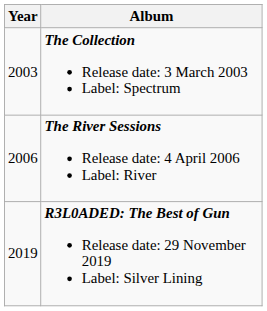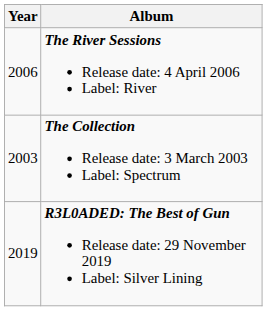rows swapped: (151, 64) <-> (151, 151)
